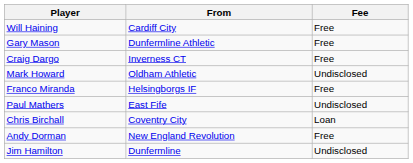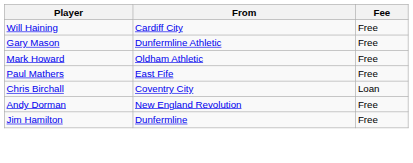- row: (33, 58)
(341, 74) Undisclosed -> (368, 58) Free
- row: (41, 89)
(341, 105) Undisclosed -> (368, 74) Free
(341, 151) Undisclosed -> (368, 120) Free
